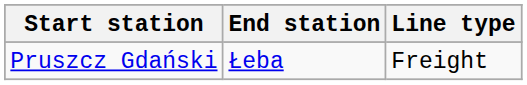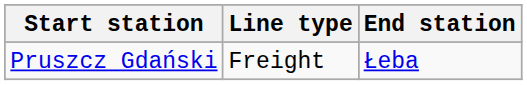columns swapped: (304, 24) <-> (453, 24)
